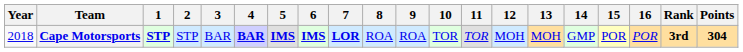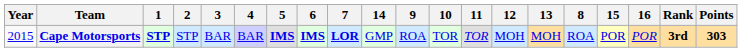columns swapped: (379, 14) <-> (581, 14)
(20, 36) 2018 -> (20, 36) 2015
(251, 36) bold -> (251, 36) normal
(717, 36) 304 -> (716, 36) 303
